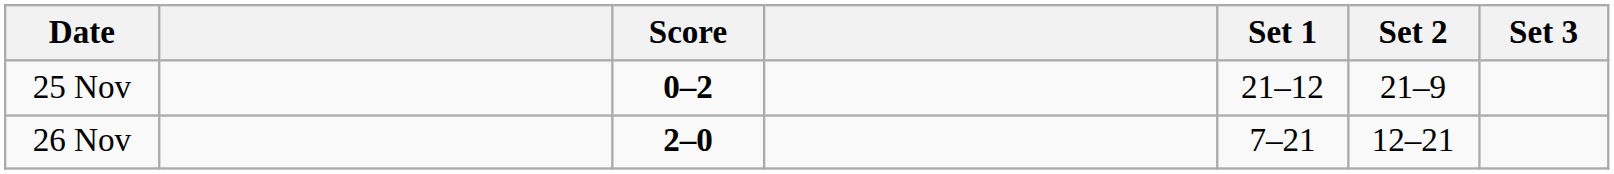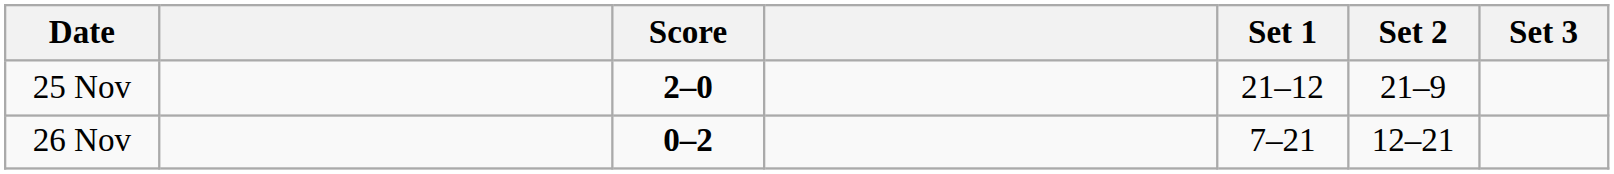(688, 86) 0–2 -> (688, 86) 2–0
(688, 141) 2–0 -> (688, 141) 0–2
